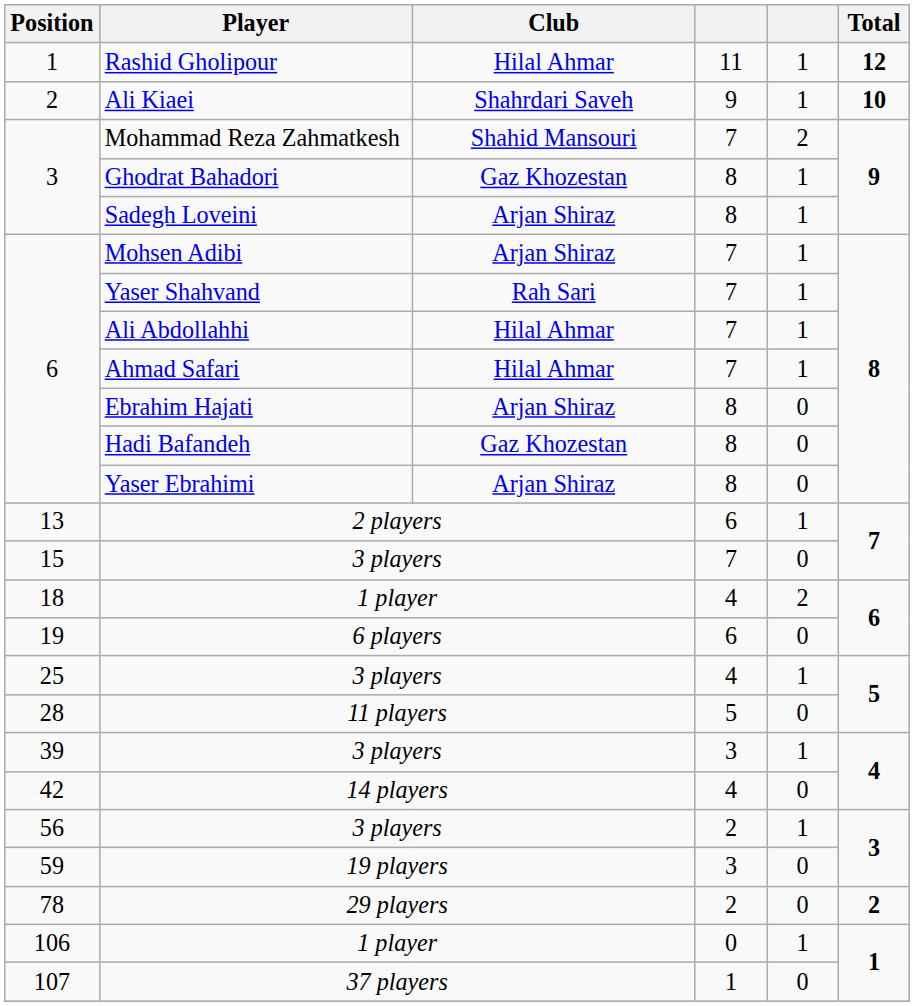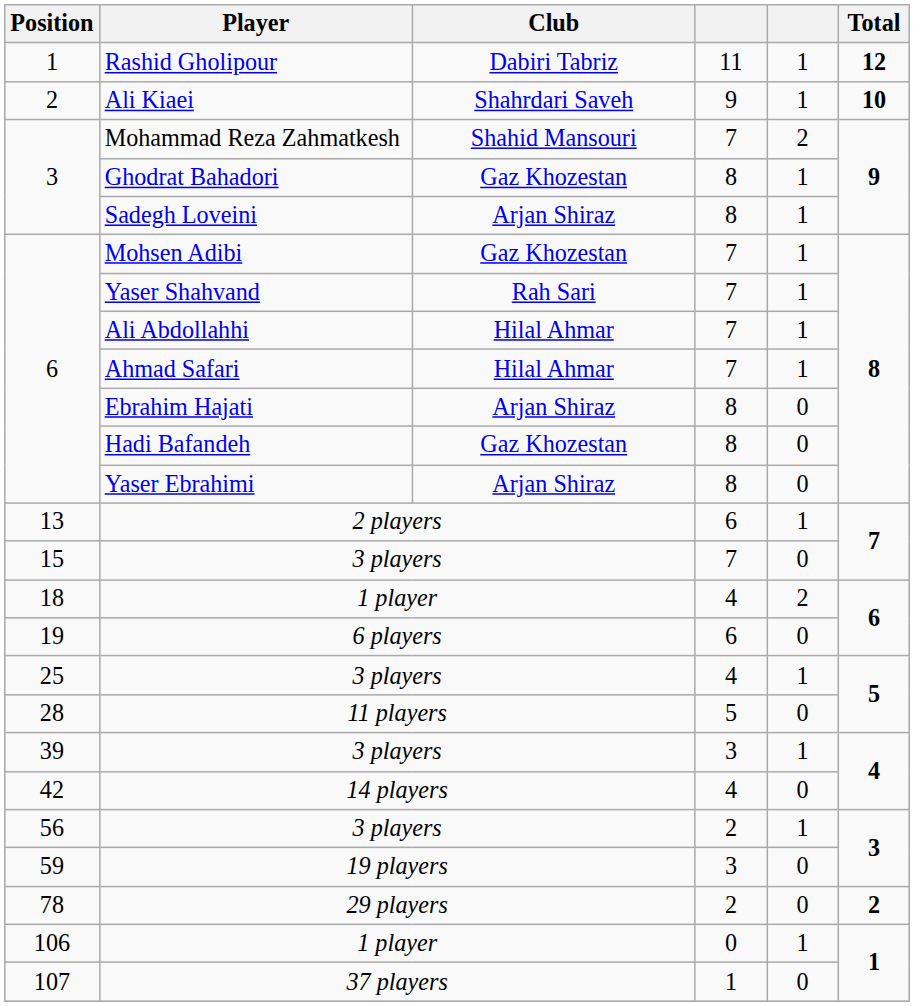(554, 61) Hilal Ahmar -> (554, 61) Dabiri Tabriz
(554, 253) Arjan Shiraz -> (554, 253) Gaz Khozestan
